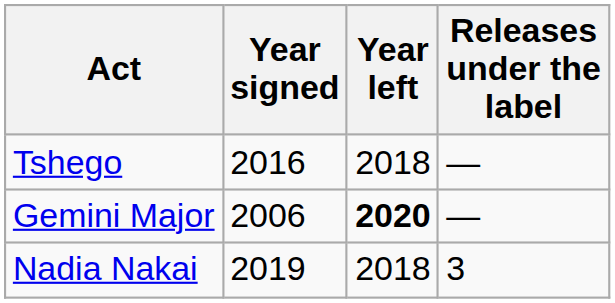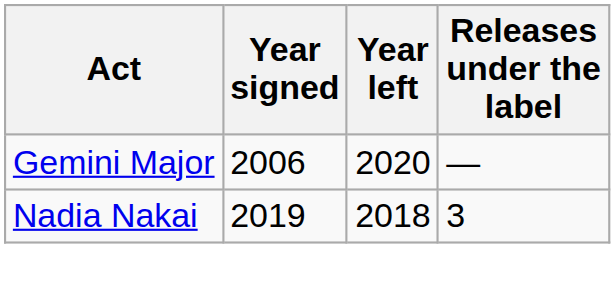- row: (68, 161)
(393, 215) bold -> (393, 161) normal
